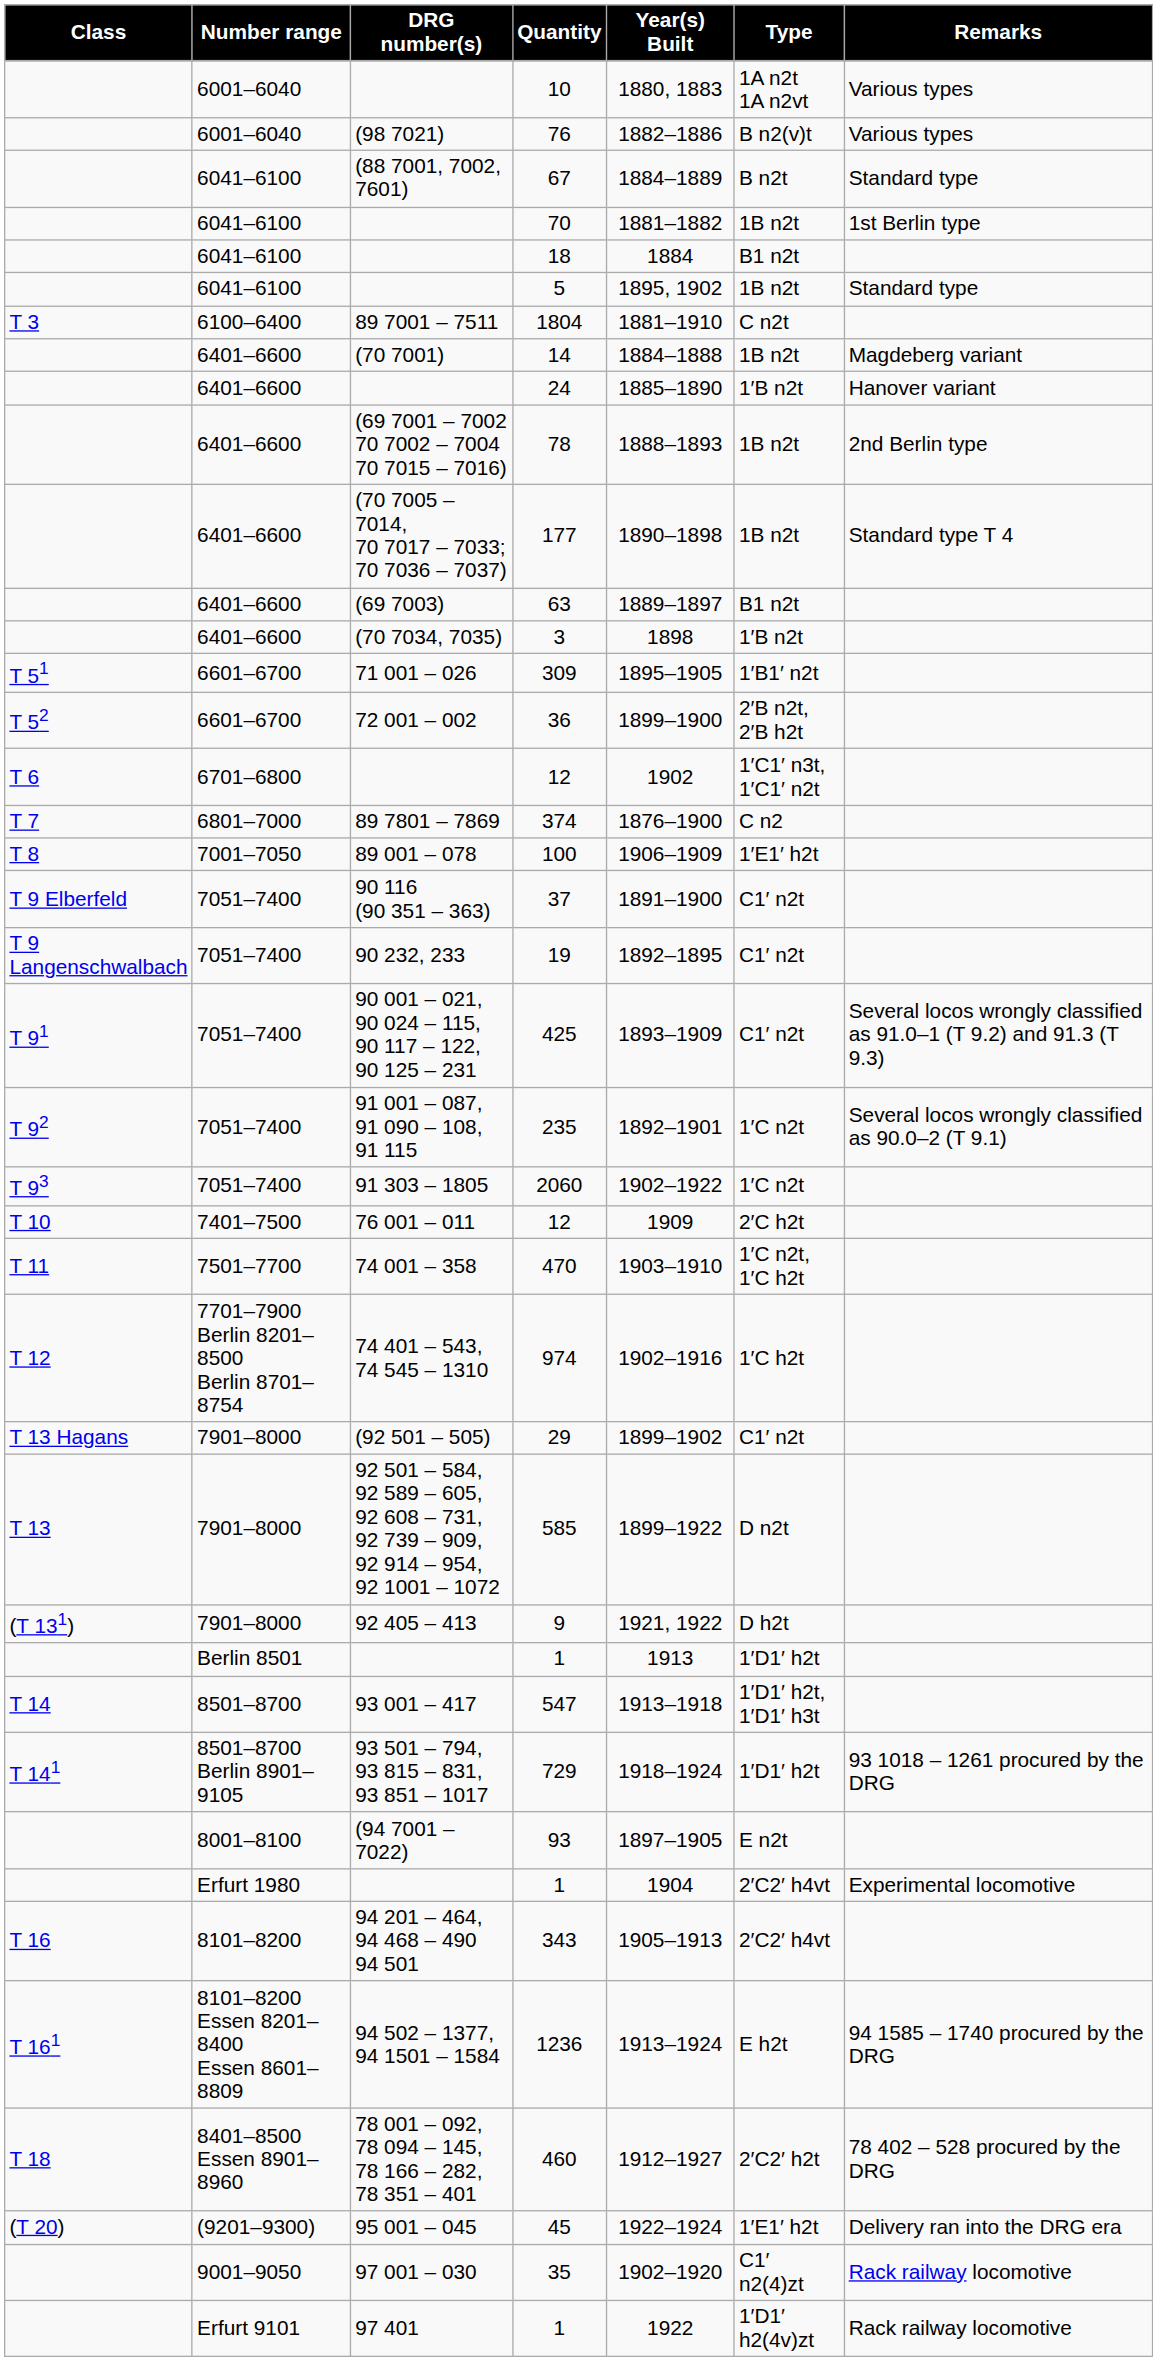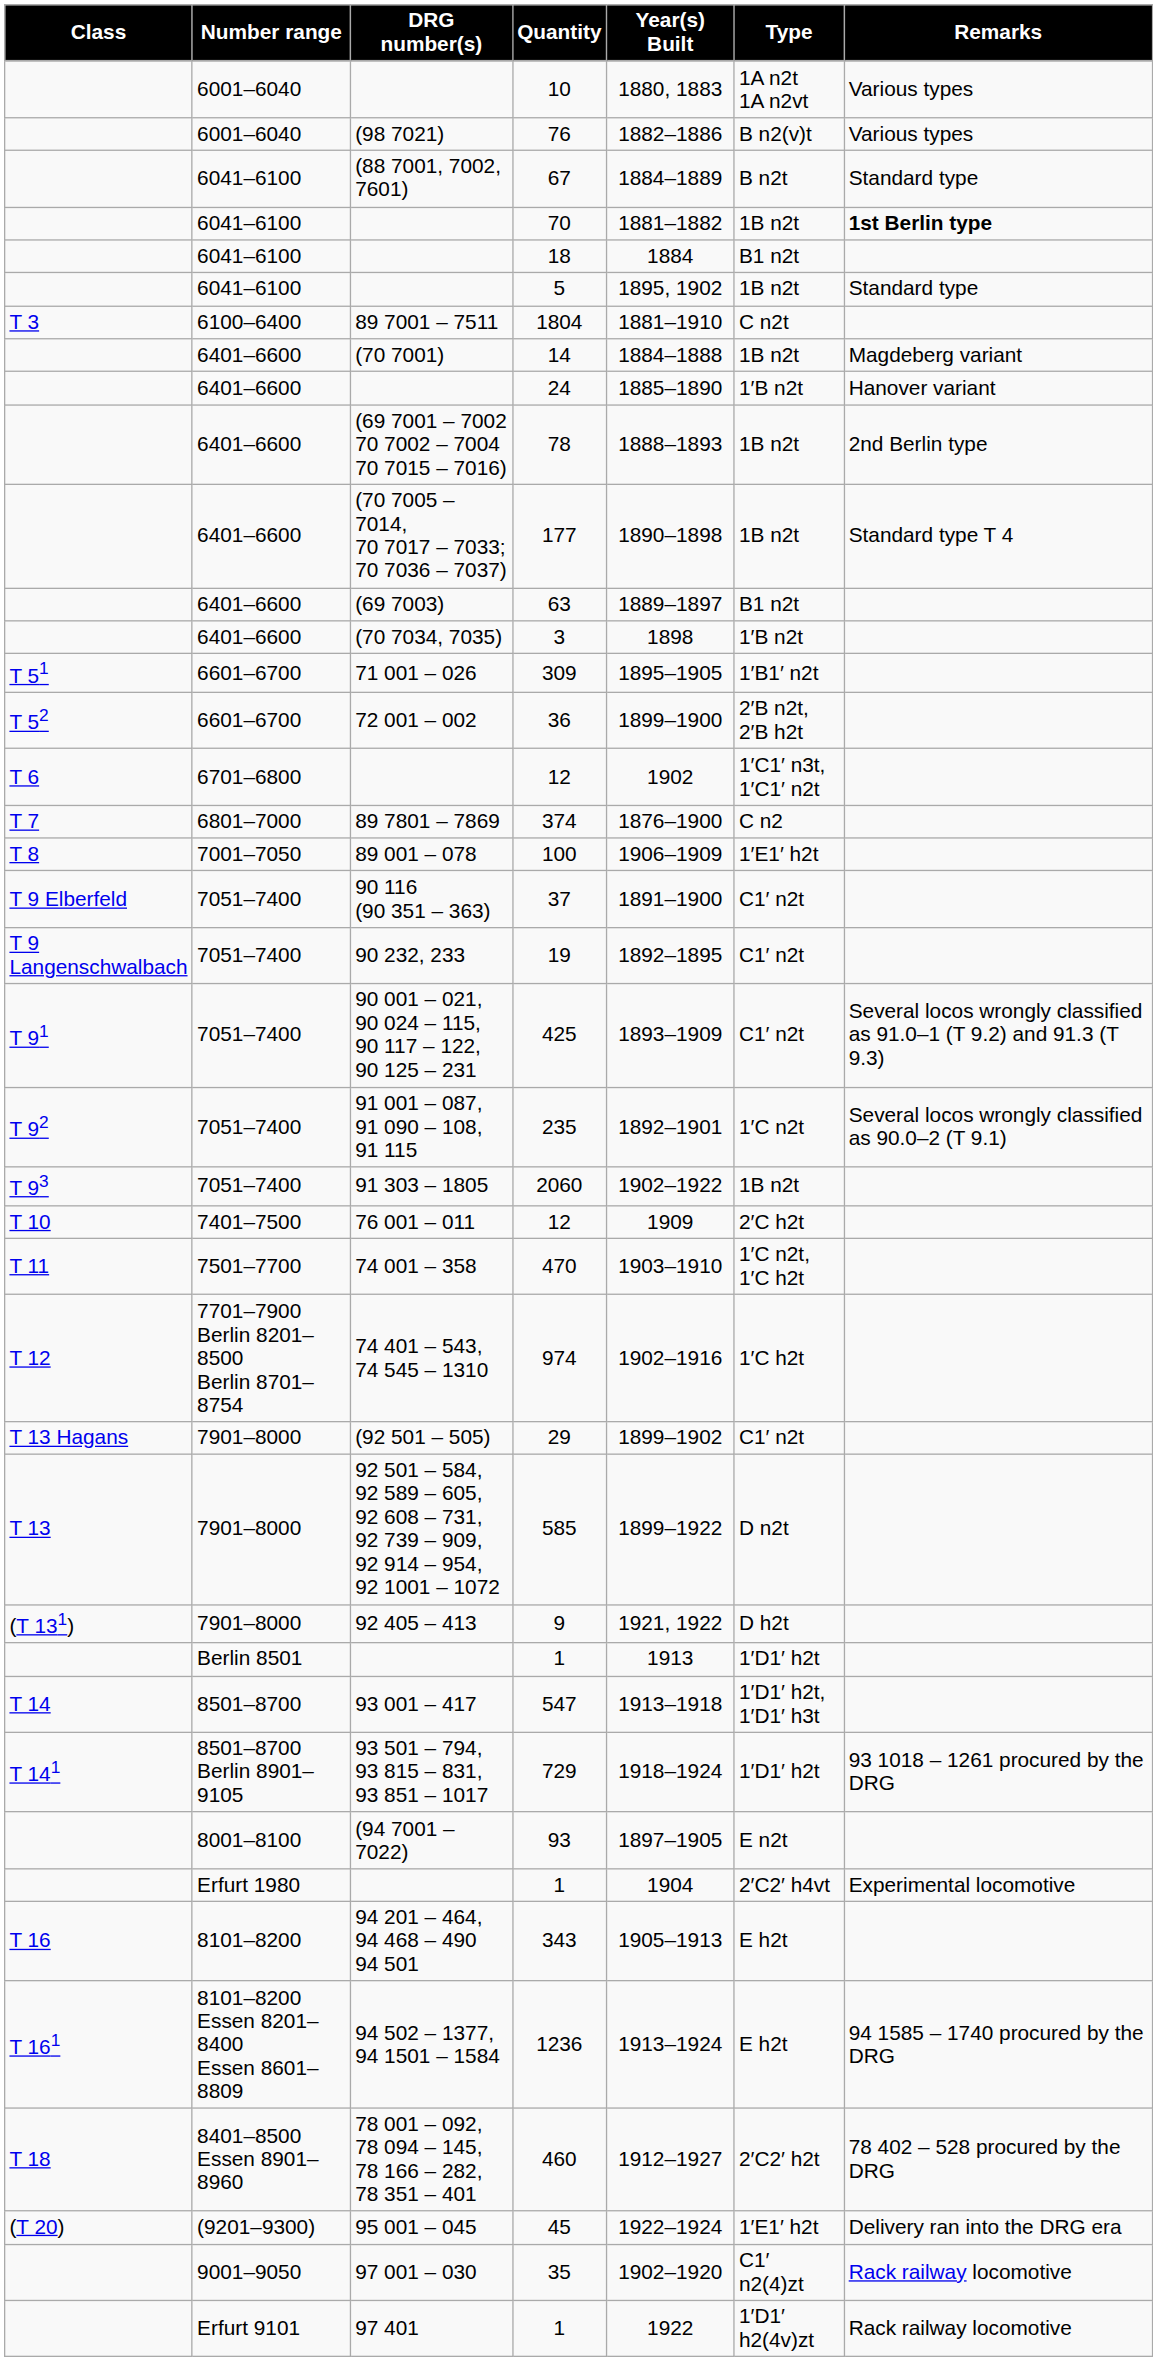(915, 223) normal -> (920, 223) bold
(772, 1185) 1′C n2t -> (769, 1185) 1B n2t
(784, 1941) 2′C2′ h4vt -> (763, 1941) E h2t
